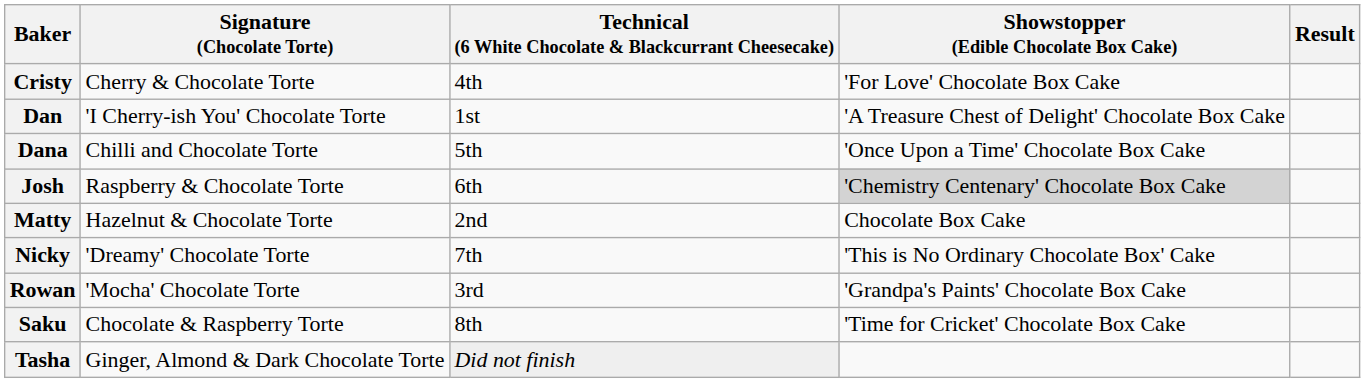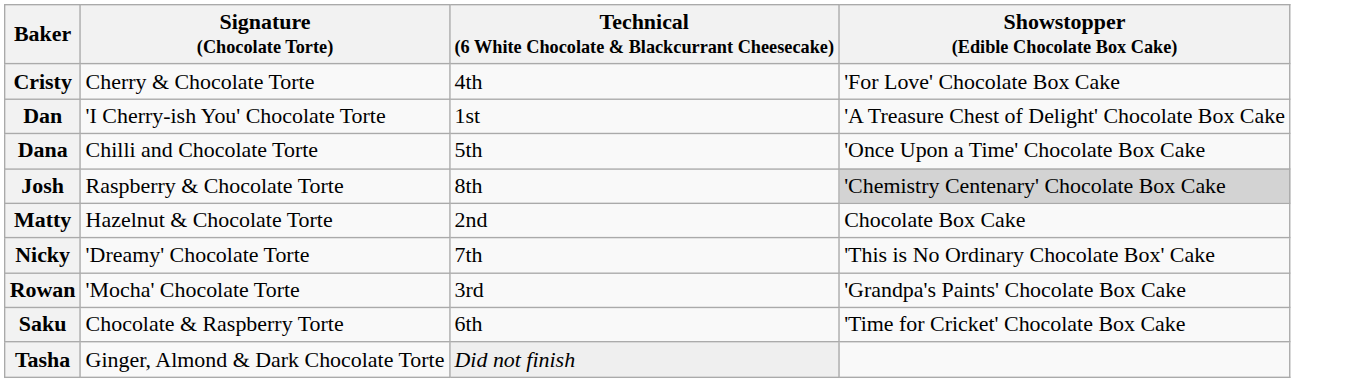- column: (1325, 34)
(469, 185) 6th -> (469, 185) 8th
(469, 324) 8th -> (469, 324) 6th
